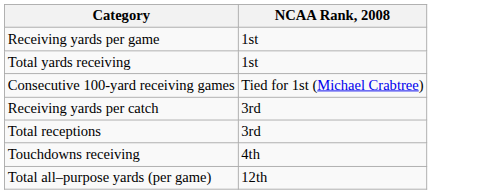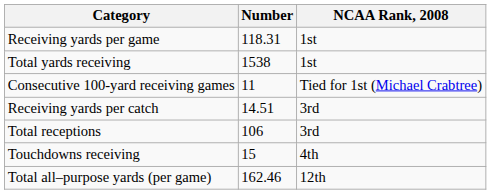+ column: (267, 16)
